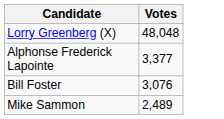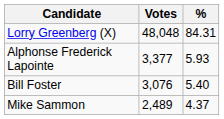+ column: (201, 14)
